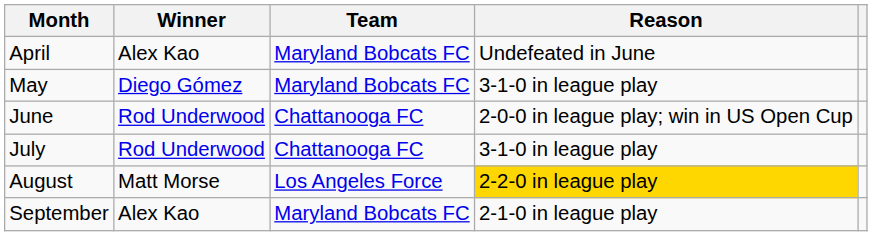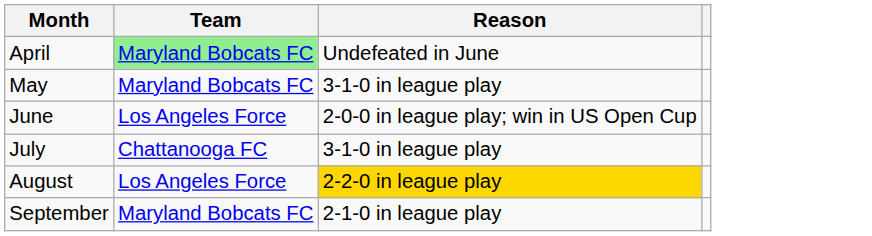- column: (191, 20)
(372, 52) no background -> (216, 52) lightgreen background
(349, 117) Chattanooga FC -> (202, 117) Los Angeles Force
